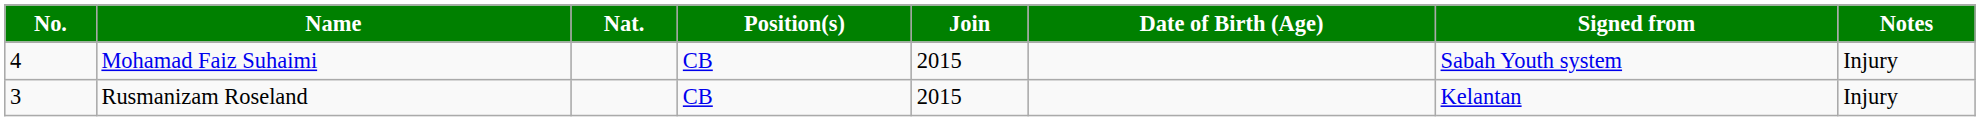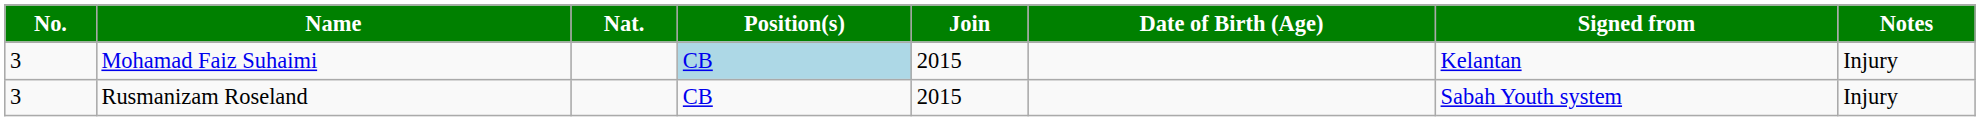(16, 60) 4 -> (16, 60) 3
(698, 60) no background -> (698, 60) lightblue background
(1531, 60) Sabah Youth system -> (1481, 60) Kelantan
(1481, 97) Kelantan -> (1531, 97) Sabah Youth system
